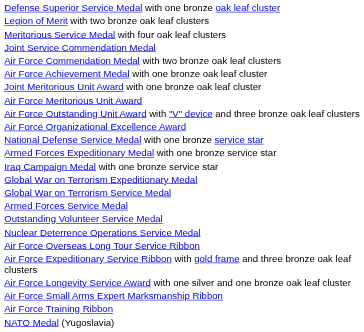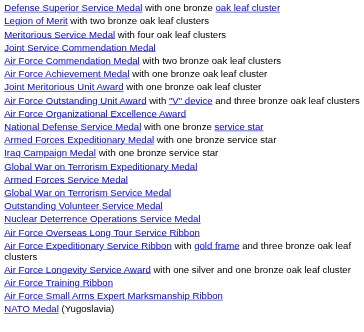- row: (73, 100)
rows swapped: (88, 193) <-> (66, 206)
rows swapped: (114, 296) <-> (59, 309)
